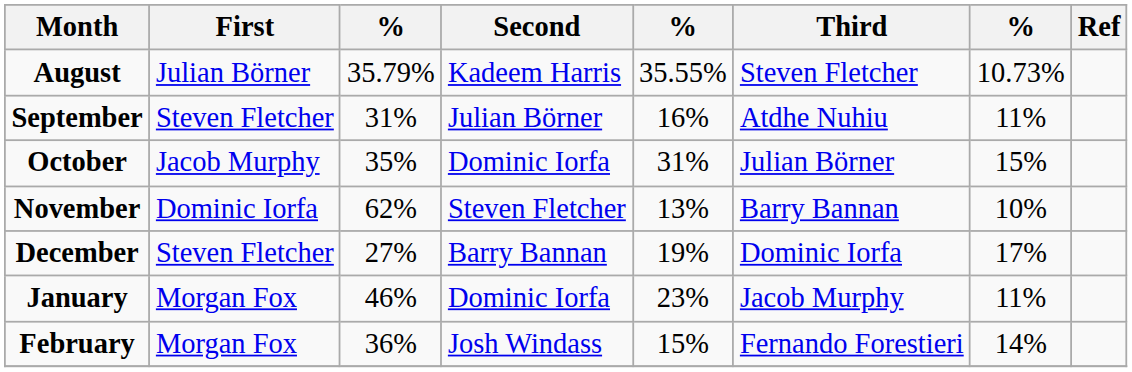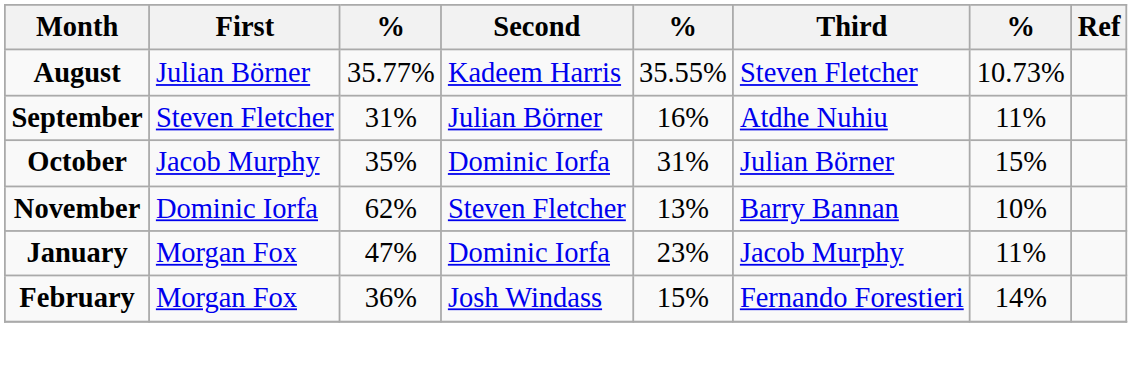(391, 72) 35.79% -> (391, 72) 35.77%
- row: (77, 252)
(391, 298) 46% -> (391, 252) 47%
